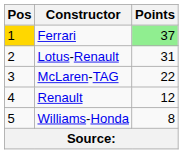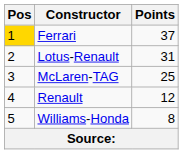(168, 36) lightgreen background -> (168, 36) no background
(168, 77) 22 -> (168, 77) 25
